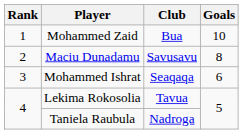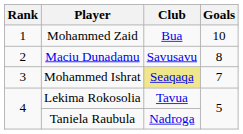(172, 77) no background -> (172, 77) khaki background
(219, 77) 6 -> (219, 77) 7
